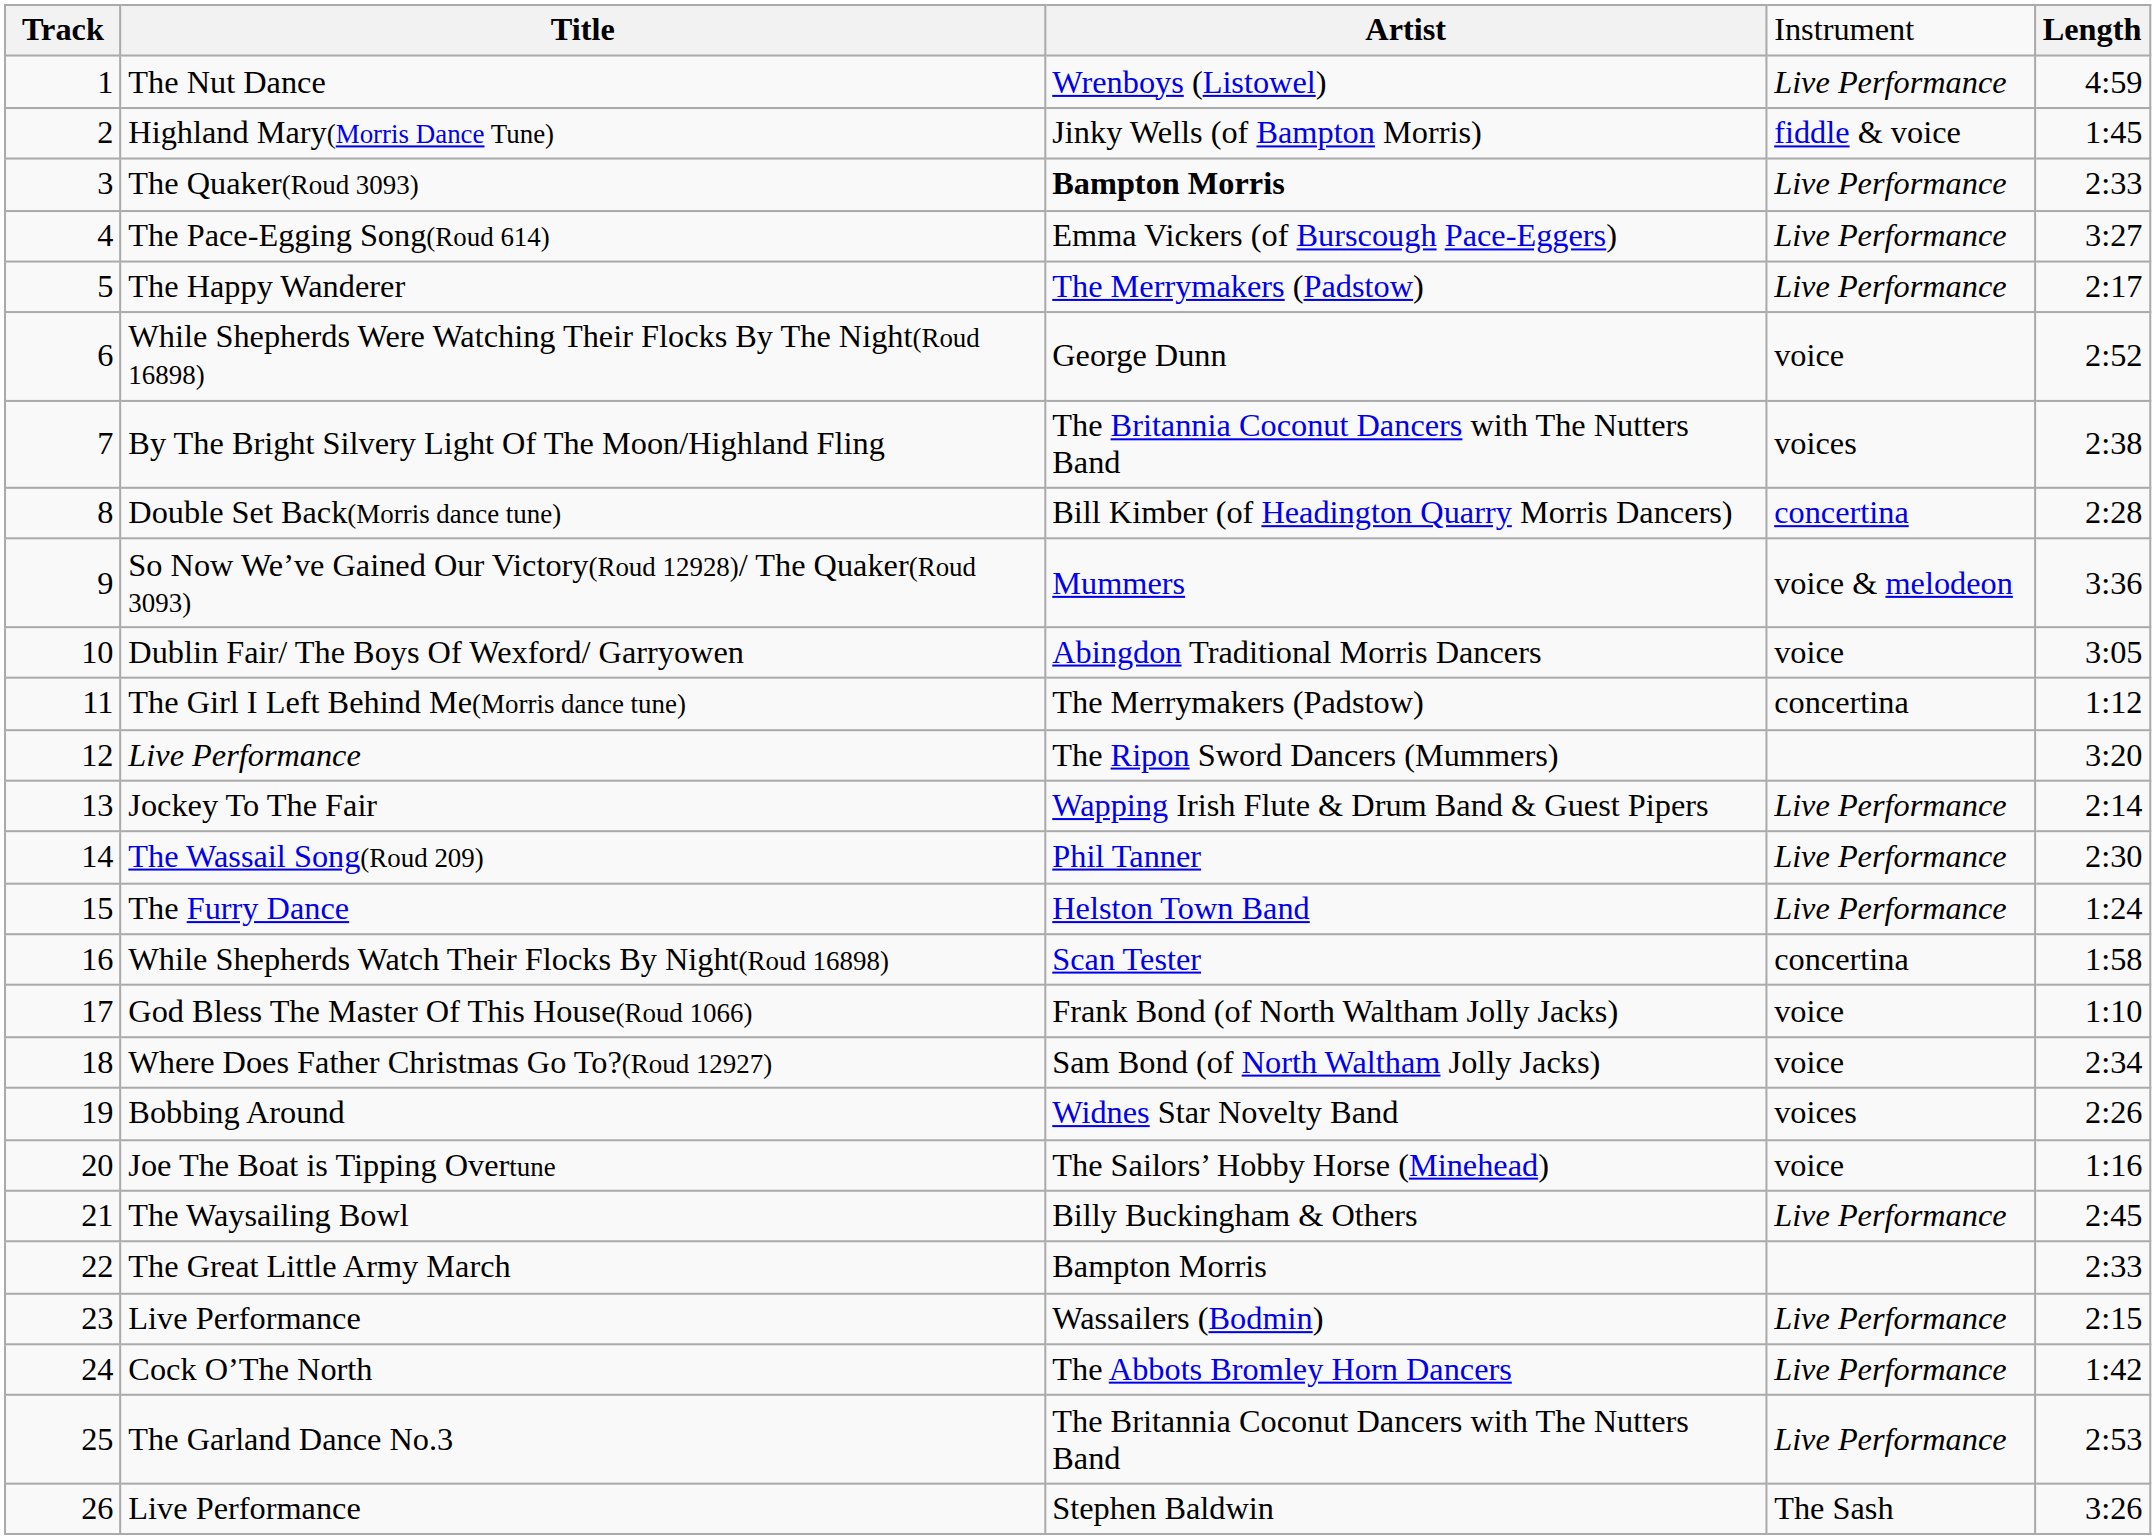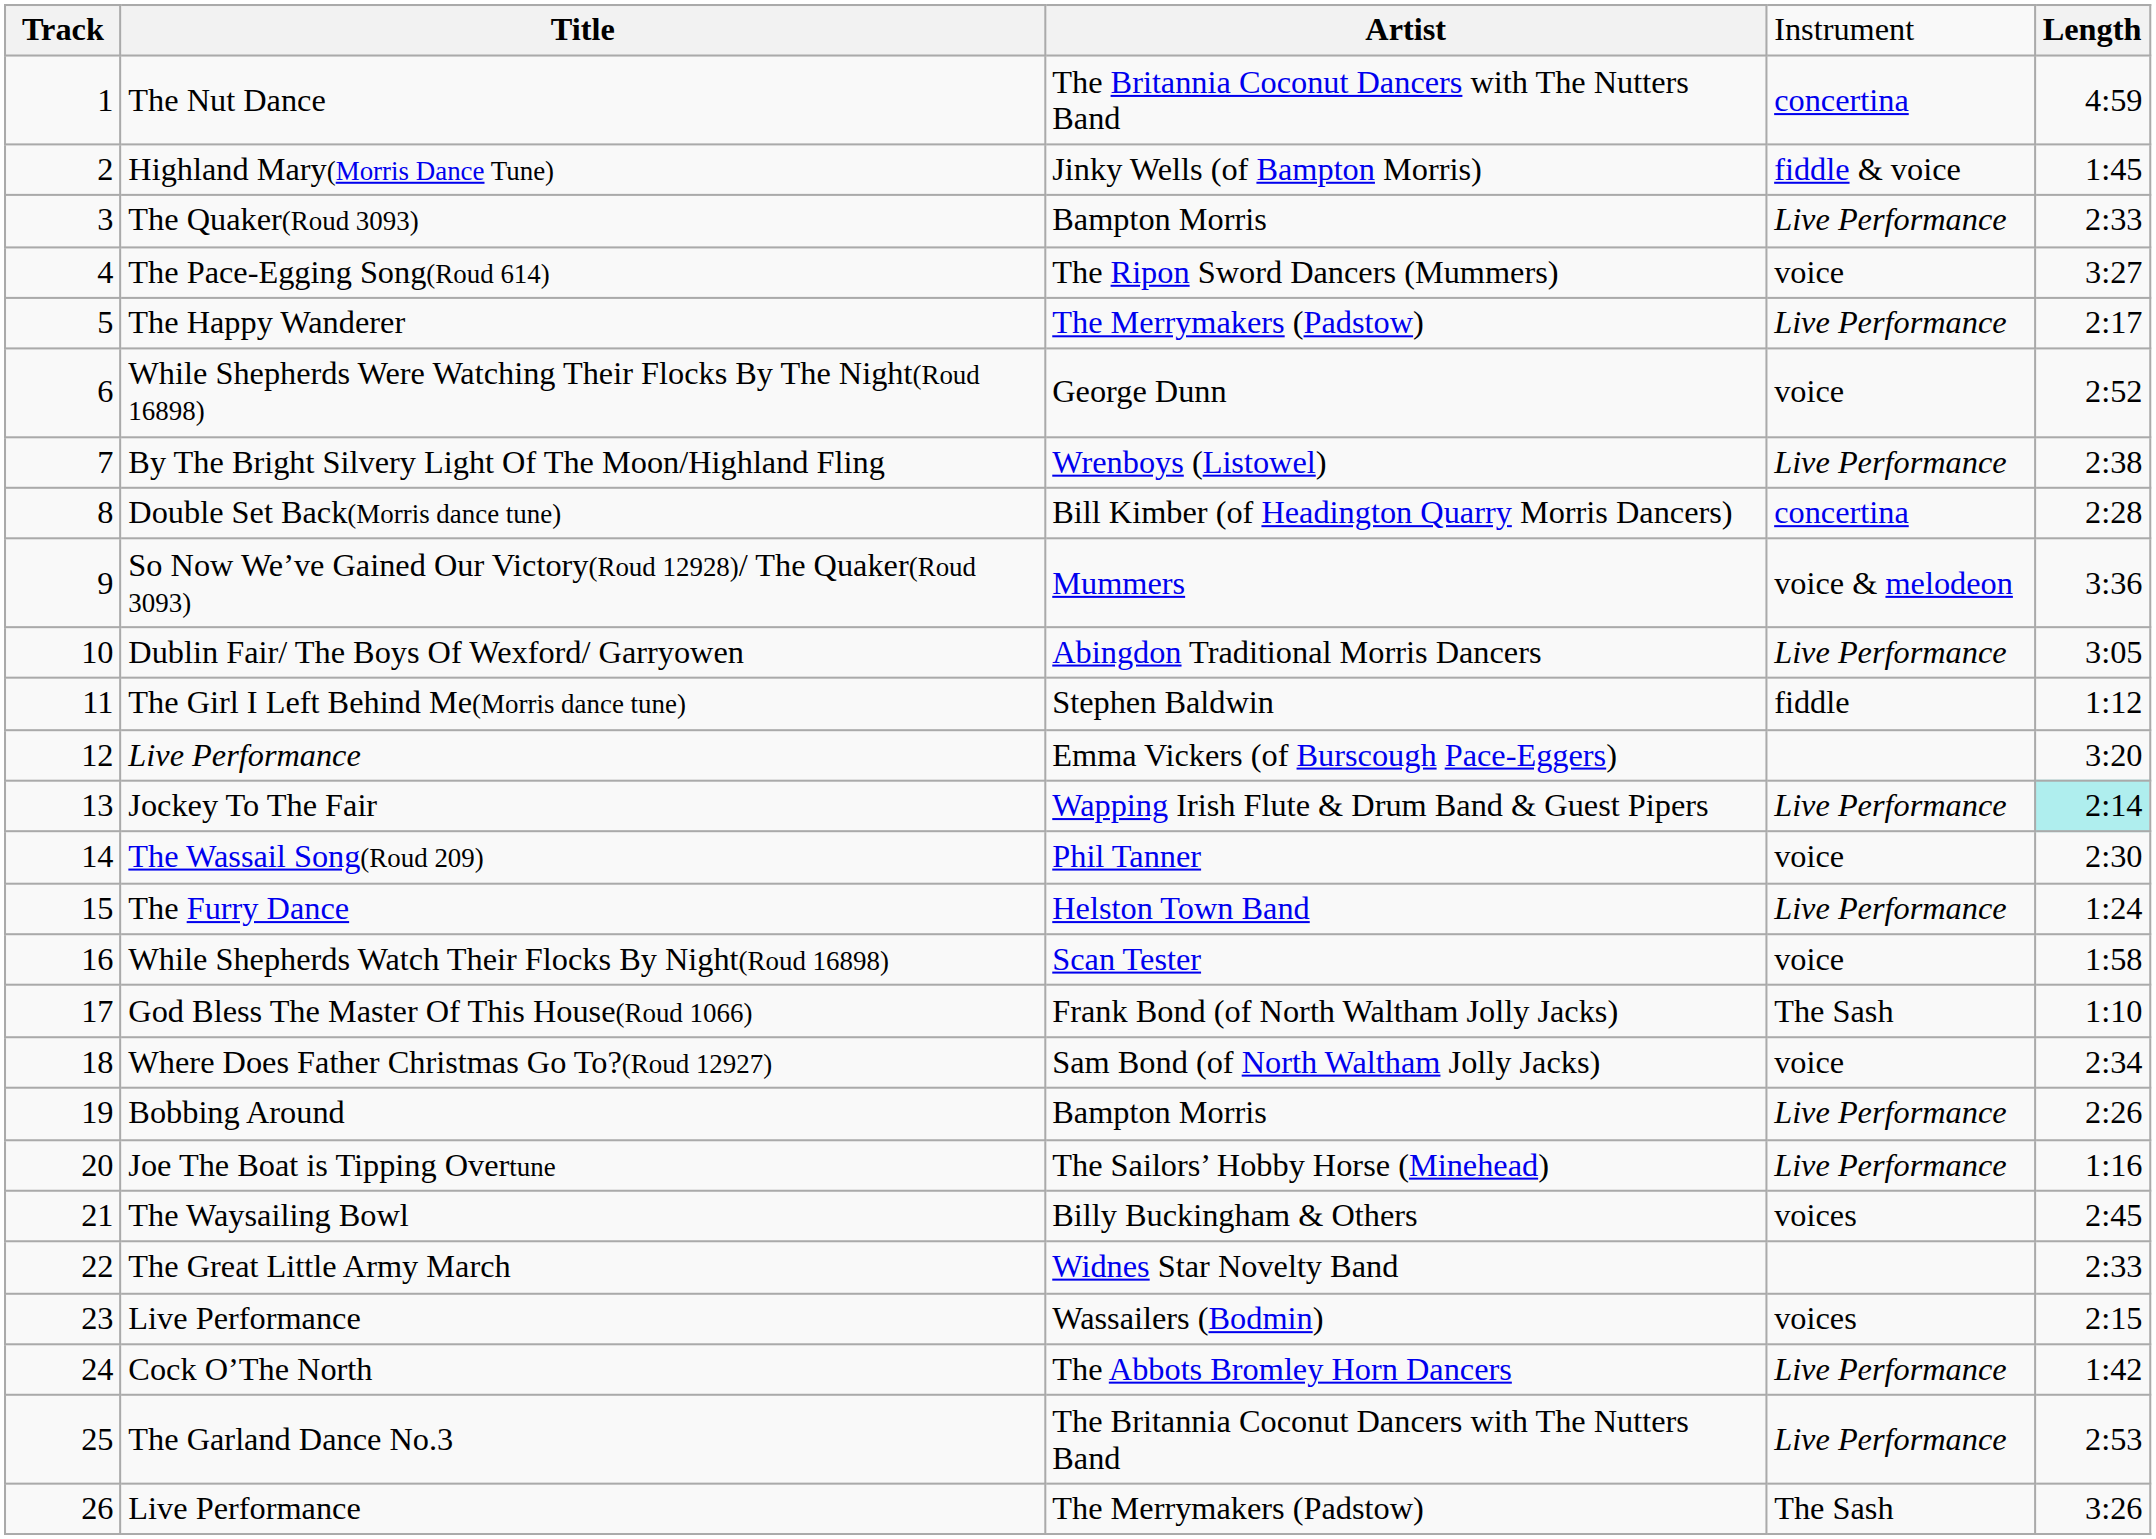(1189, 81) Wrenboys (Listowel) -> (1371, 99) The Britannia Coconut Dancers with The Nutters Band
(1890, 81) Live Performance -> (1841, 99) concertina
(1169, 183) bold -> (1160, 220) normal
(1335, 235) Emma Vickers (of Burscough Pace-Eggers) -> (1305, 271) The Ripon Sword Dancers (Mummers)
(1890, 235) Live Performance -> (1809, 271) voice
(1371, 443) The Britannia Coconut Dancers with The Nutters Band -> (1189, 461) Wrenboys (Listowel)
(1815, 443) voices -> (1890, 461) Live Performance
(1809, 651) voice -> (1890, 651) Live Performance
(1238, 703) The Merrymakers (Padstow) -> (1163, 703) Stephen Baldwin
(1841, 703) concertina -> (1812, 703) fiddle
(1305, 754) The Ripon Sword Dancers (Mummers) -> (1335, 754) Emma Vickers (of Burscough Pace-Eggers)
(2114, 805) no background -> (2114, 805) paleturquoise background
(1890, 856) Live Performance -> (1809, 856) voice
(1841, 959) concertina -> (1809, 959) voice
(1809, 1010) voice -> (1834, 1010) The Sash
(1225, 1113) Widnes Star Novelty Band -> (1160, 1113) Bampton Morris
(1815, 1113) voices -> (1890, 1113) Live Performance
(1809, 1164) voice -> (1890, 1164) Live Performance
(1890, 1215) Live Performance -> (1815, 1215) voices
(1160, 1266) Bampton Morris -> (1225, 1266) Widnes Star Novelty Band
(1890, 1318) Live Performance -> (1815, 1318) voices
(1163, 1508) Stephen Baldwin -> (1238, 1508) The Merrymakers (Padstow)
